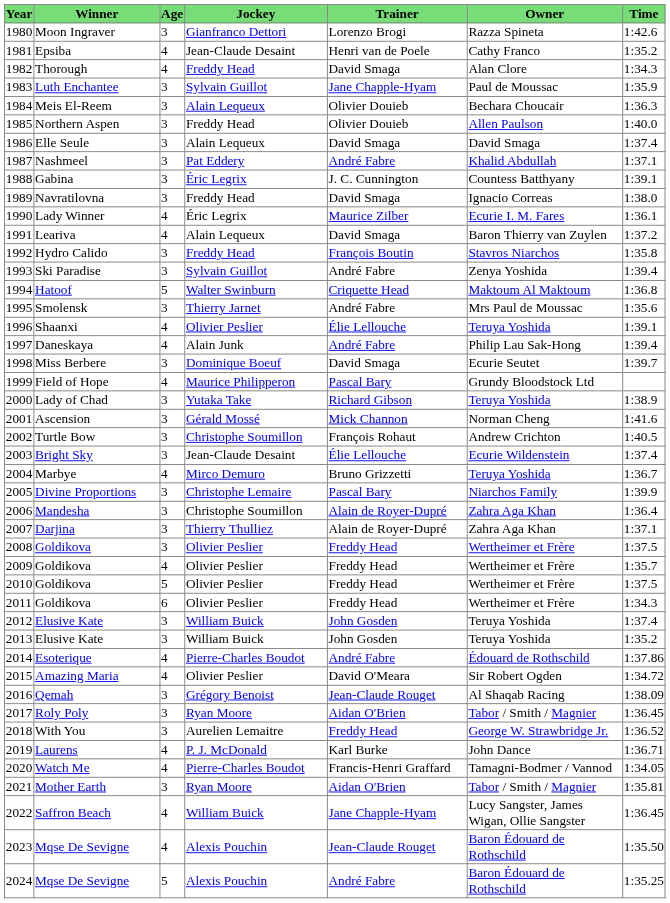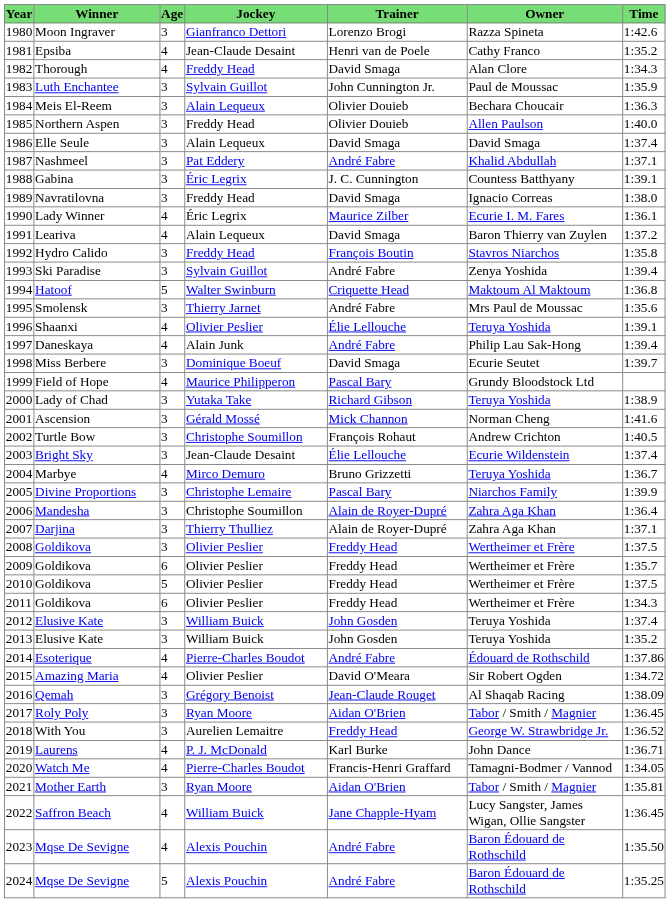(382, 87) Jane Chapple-Hyam -> (382, 87) John Cunnington Jr.
(164, 565) 4 -> (164, 565) 6
(382, 846) Jean-Claude Rouget -> (362, 846) André Fabre
